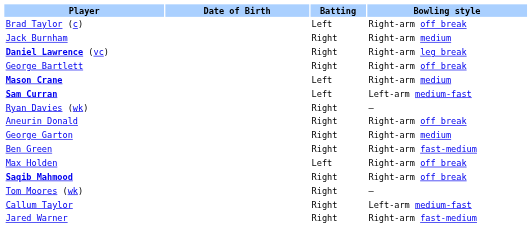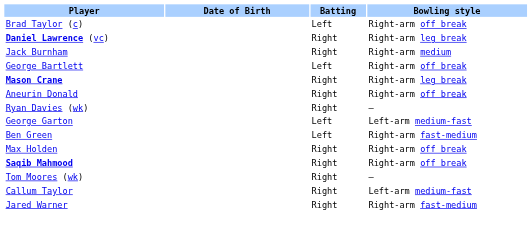rows swapped: (57, 52) <-> (37, 38)
(324, 66) Right -> (322, 66) Left
(322, 80) Left -> (324, 80) Right
(410, 80) Right-arm medium -> (418, 80) Right-arm leg break
- row: (31, 94)
rows swapped: (47, 108) <-> (42, 121)
(324, 135) Right -> (322, 121) Left
(410, 135) Right-arm medium -> (420, 121) Left-arm medium-fast
(324, 149) Right -> (322, 135) Left
(322, 163) Left -> (324, 149) Right
